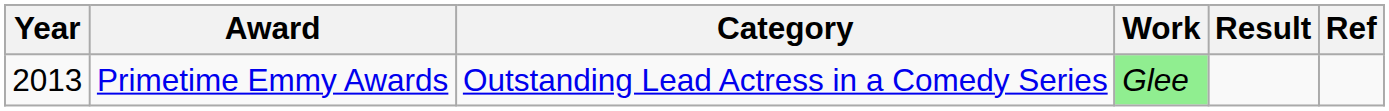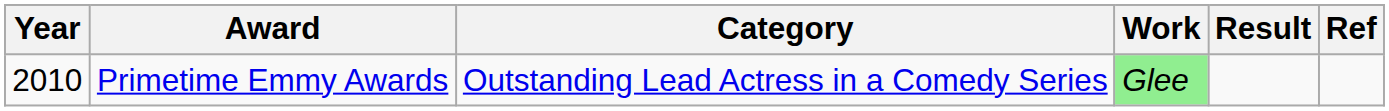(47, 79) 2013 -> (47, 79) 2010
